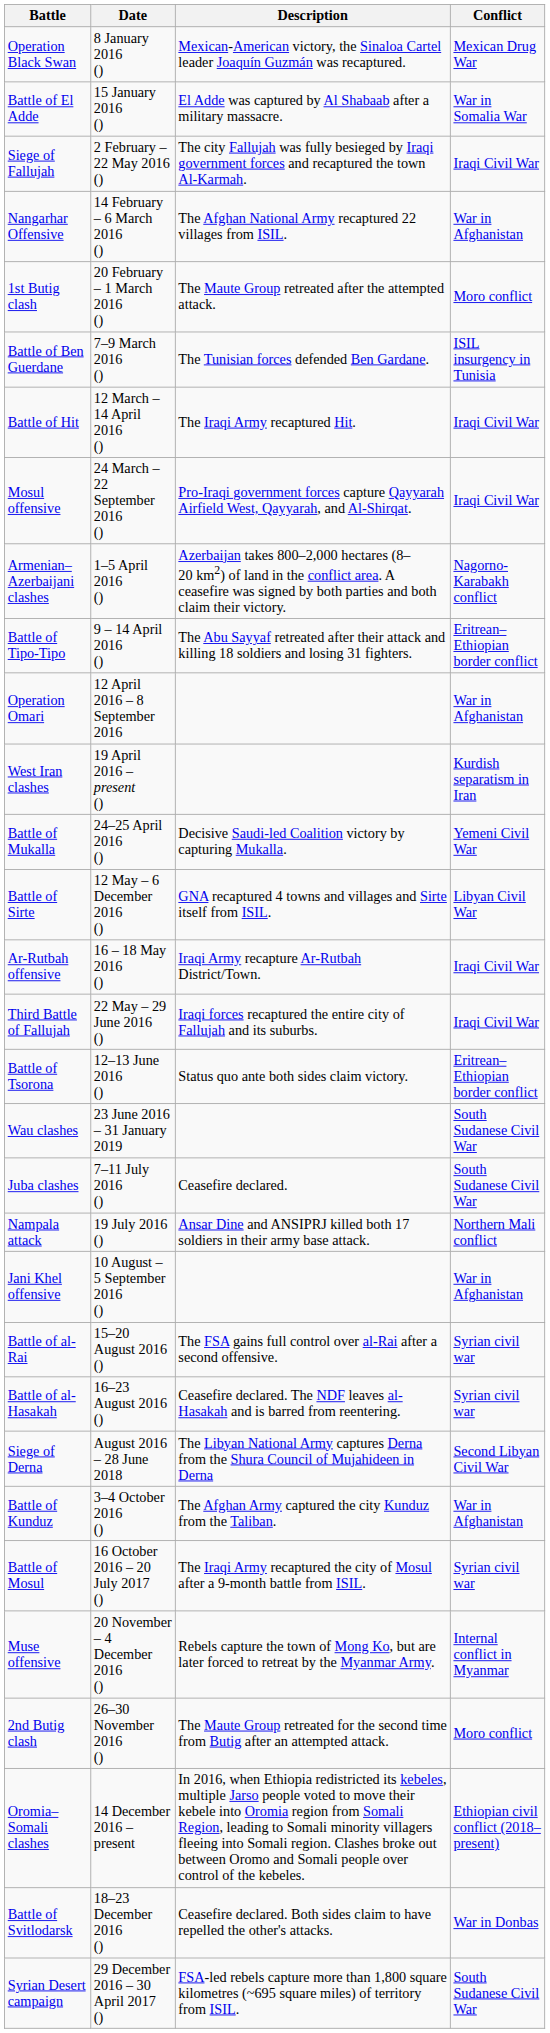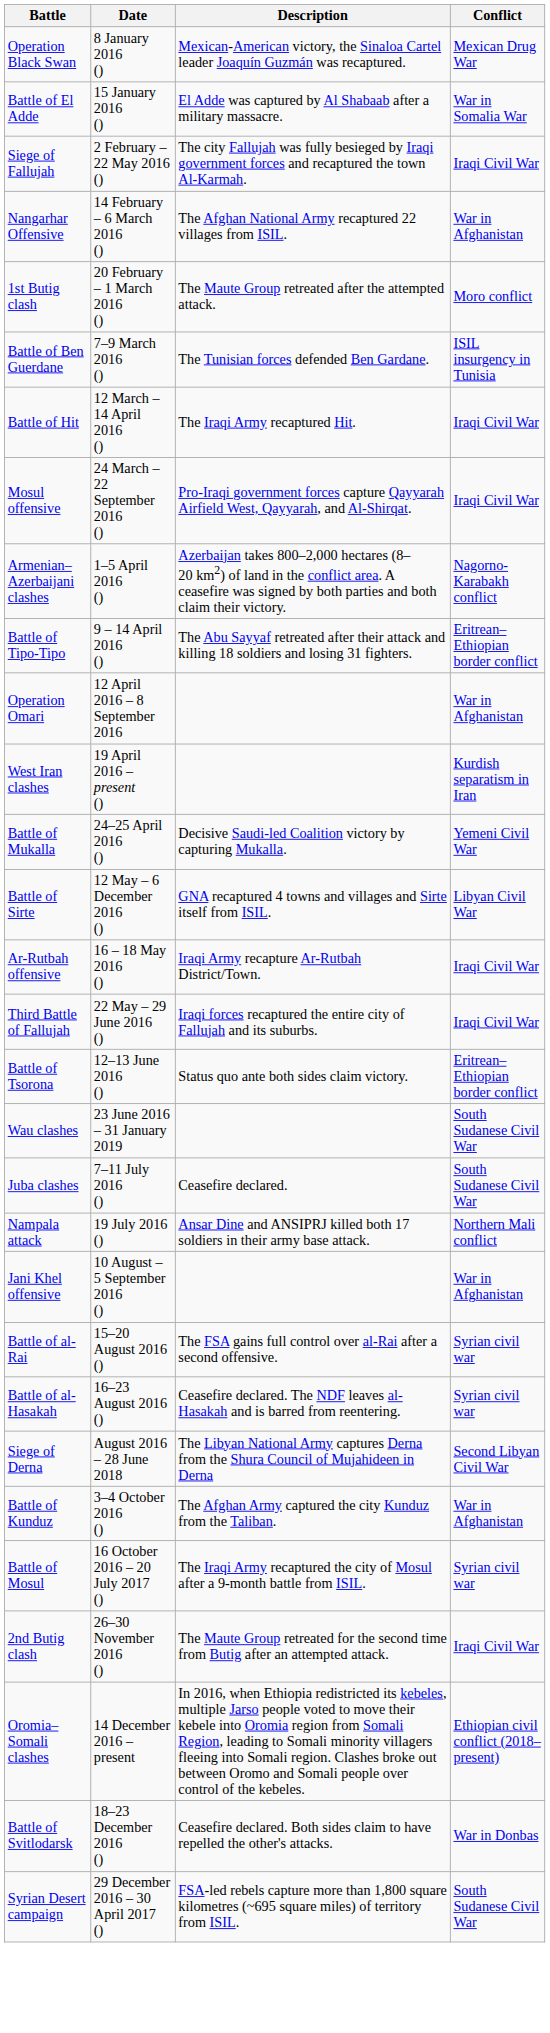- row: (34, 1654)
(493, 1733) Moro conflict -> (496, 1646) Iraqi Civil War
